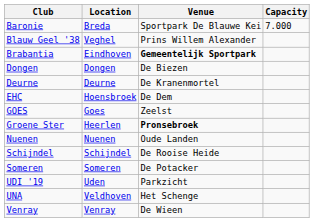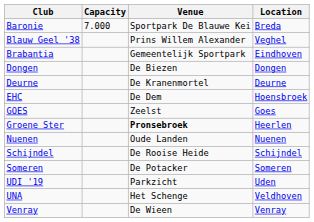columns swapped: (110, 11) <-> (286, 11)
(198, 54) bold -> (188, 54) normal
